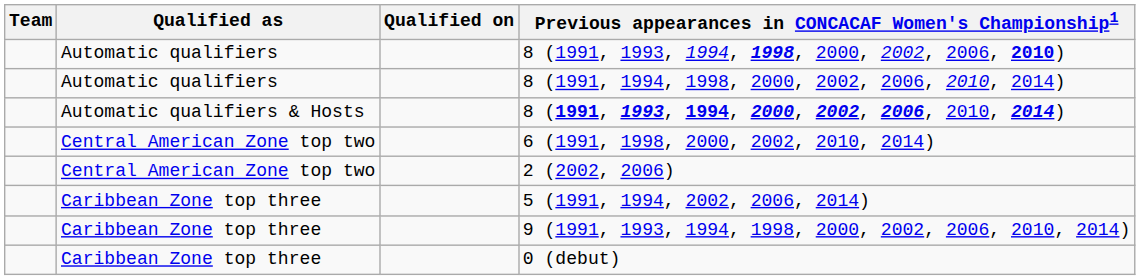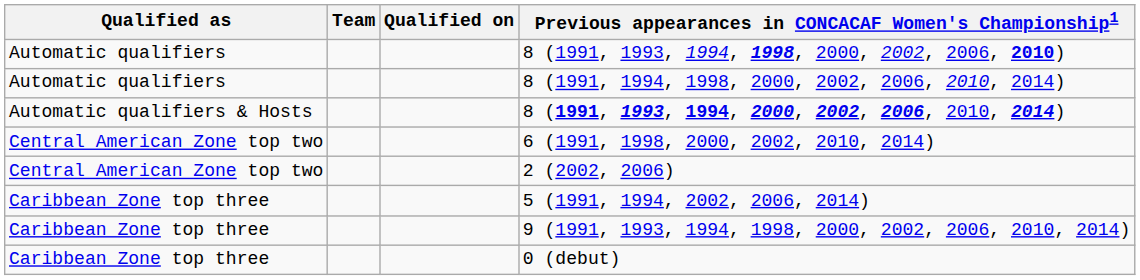columns swapped: (31, 22) <-> (218, 22)
